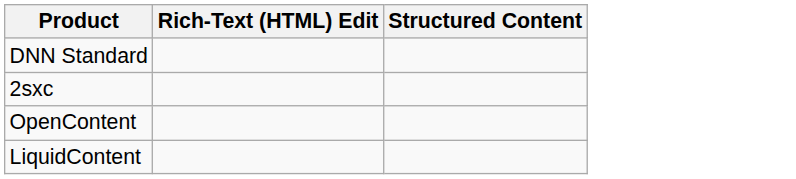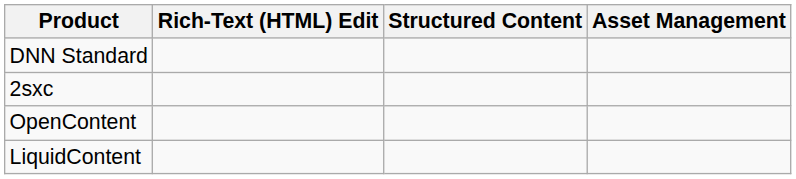+ column: (689, 21)
